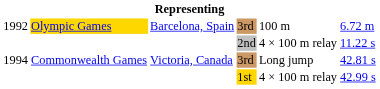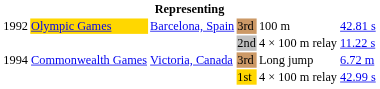(357, 26) 6.72 m -> (358, 26) 42.81 s
(358, 60) 42.81 s -> (357, 60) 6.72 m
